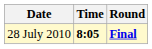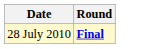- column: (90, 14)
